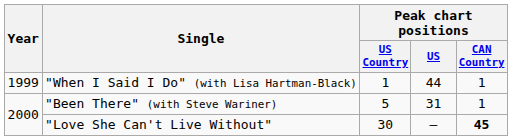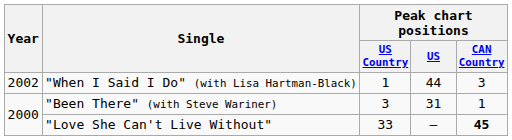(23, 83) 1999 -> (23, 83) 2002
(482, 83) 1 -> (482, 83) 3
(385, 104) 5 -> (385, 104) 3
(385, 125) 30 -> (385, 125) 33
